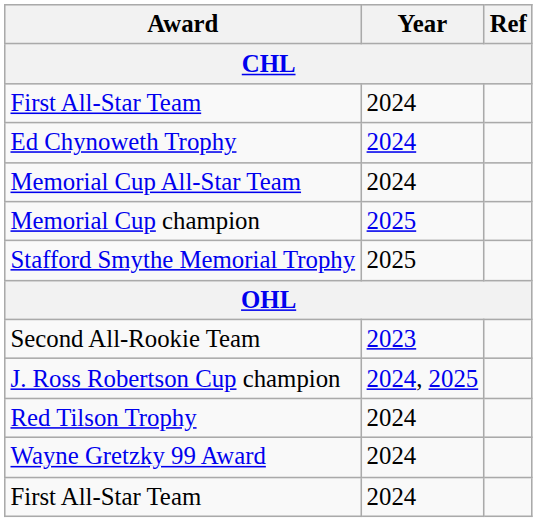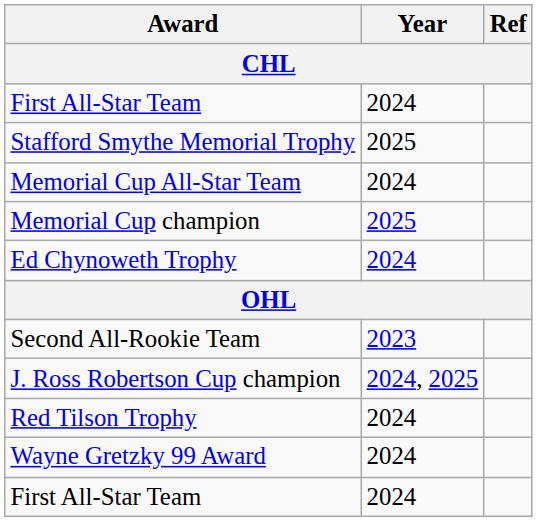rows swapped: (123, 142) <-> (183, 260)
